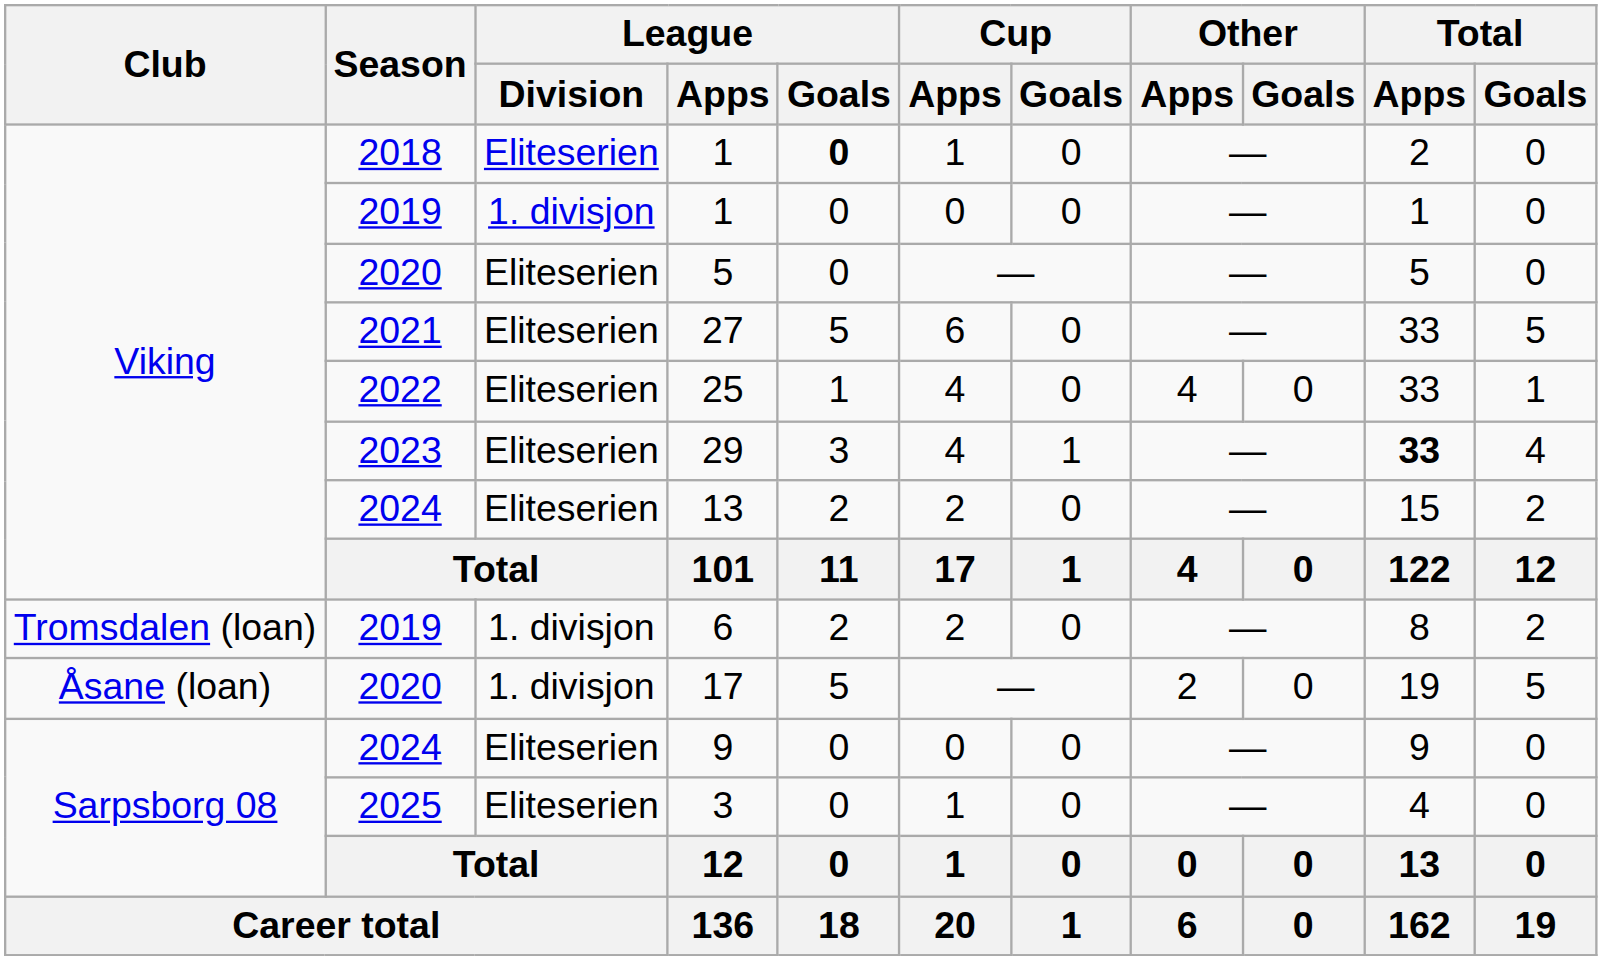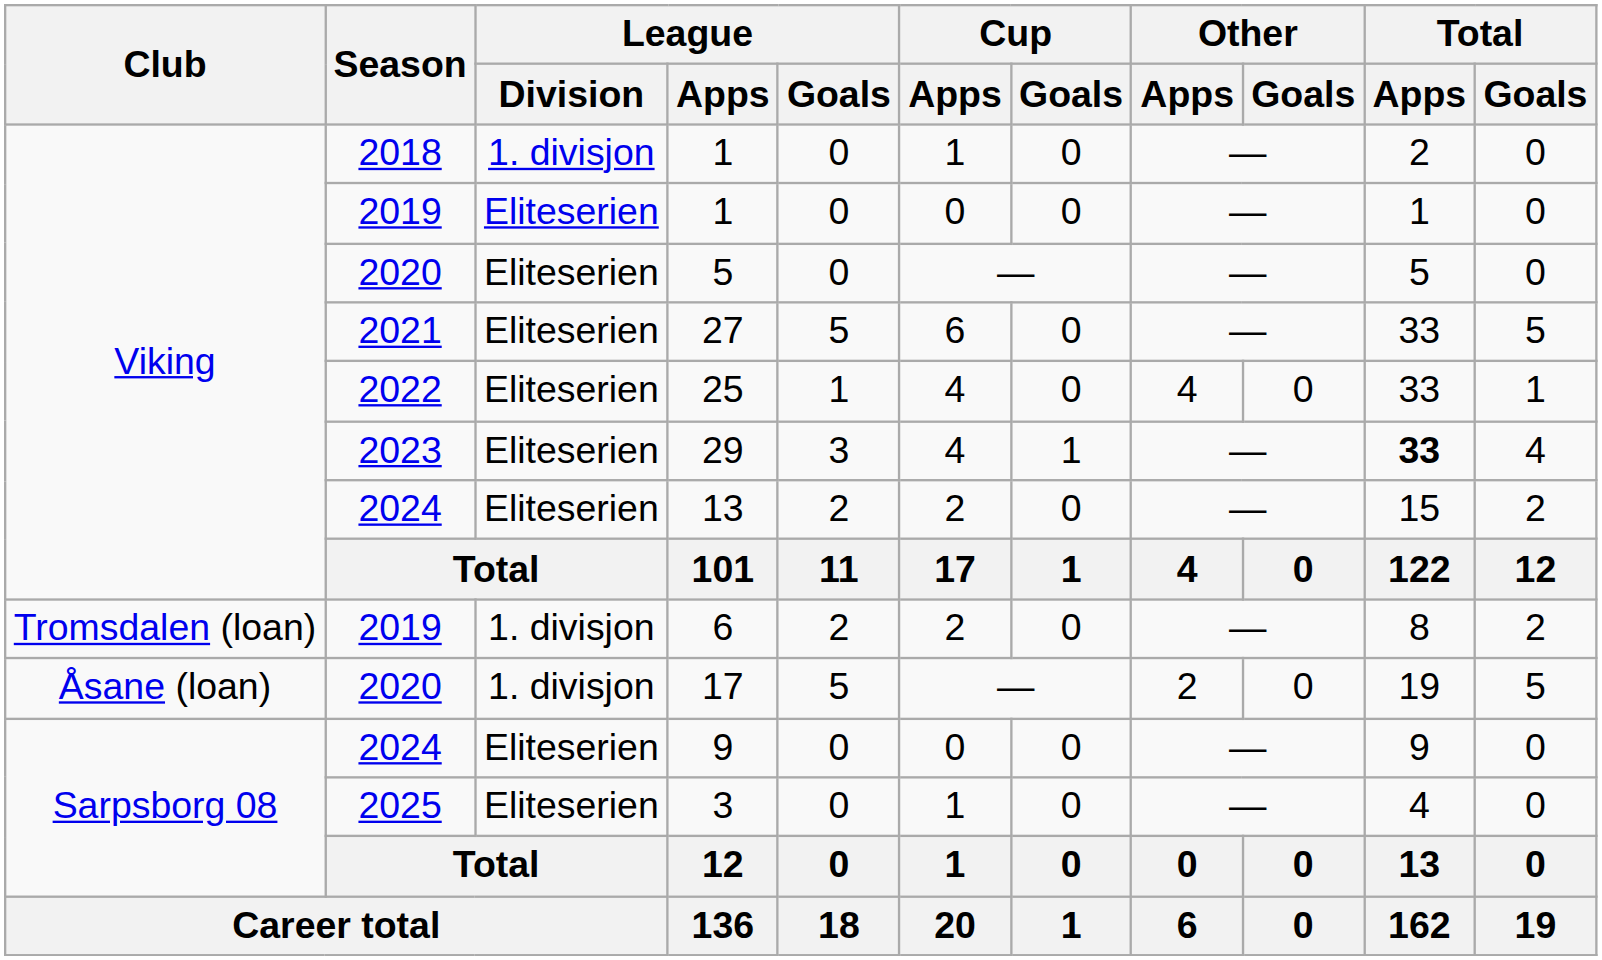(571, 152) Eliteserien -> (571, 152) 1. divisjon
(839, 152) bold -> (839, 152) normal
(571, 212) 1. divisjon -> (571, 212) Eliteserien
